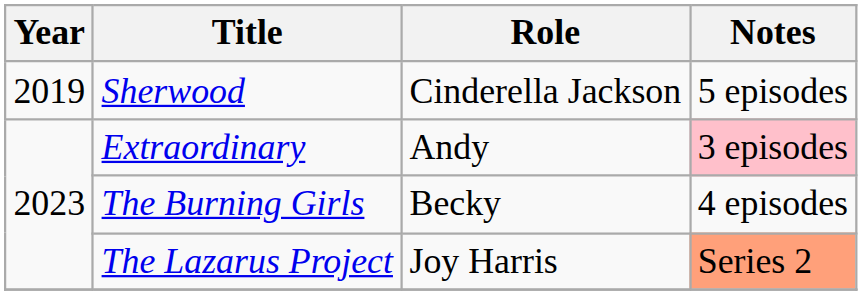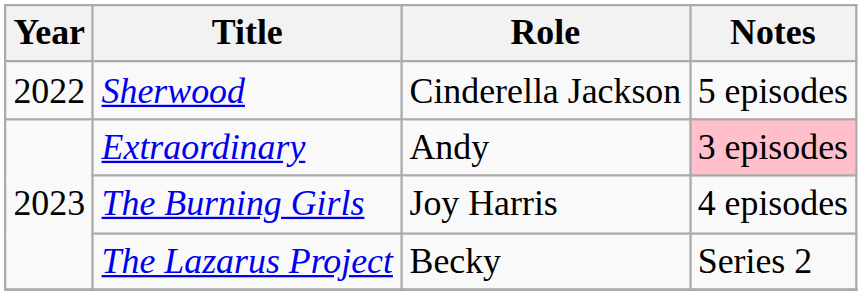(49, 89) 2019 -> (49, 89) 2022
(455, 203) Becky -> (484, 203) Joy Harris
(484, 260) Joy Harris -> (455, 260) Becky
(755, 260) lightsalmon background -> (755, 260) no background
